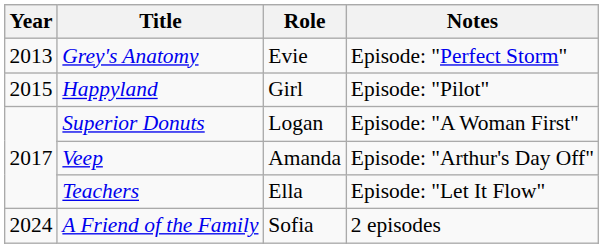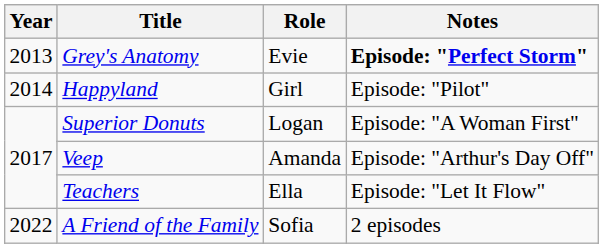(459, 55) normal -> (469, 55) bold
(31, 89) 2015 -> (31, 89) 2014
(31, 225) 2024 -> (31, 225) 2022
